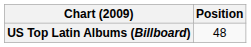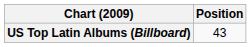(220, 33) 48 -> (220, 33) 43
